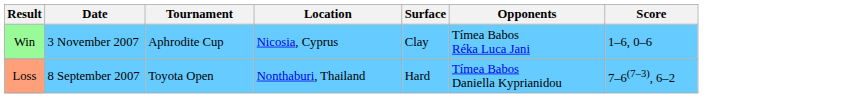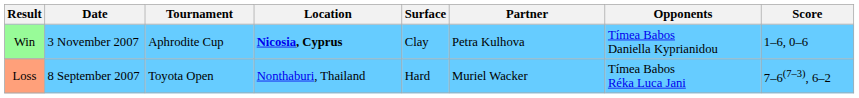+ column: (527, 14)
(297, 41) normal -> (300, 41) bold
(491, 41) Tímea Babos Réka Luca Jani -> (663, 41) Tímea Babos Daniella Kyprianidou
(507, 75) Tímea Babos Daniella Kyprianidou -> (647, 75) Tímea Babos Réka Luca Jani
